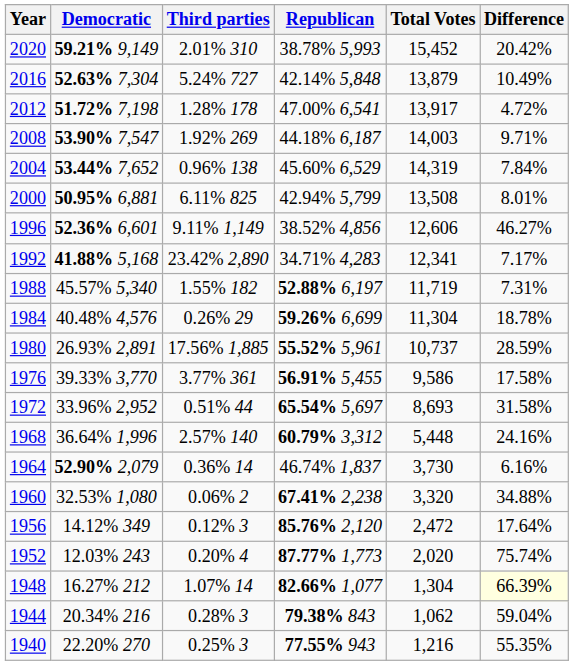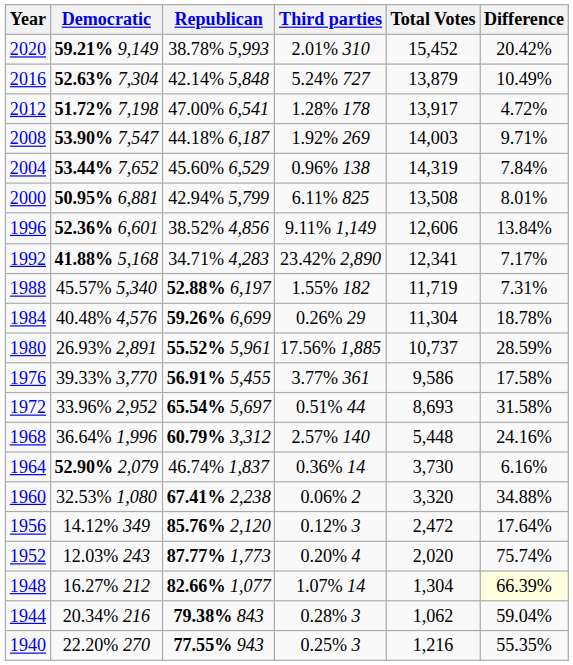columns swapped: (330, 19) <-> (218, 19)
(524, 228) 46.27% -> (524, 228) 13.84%
